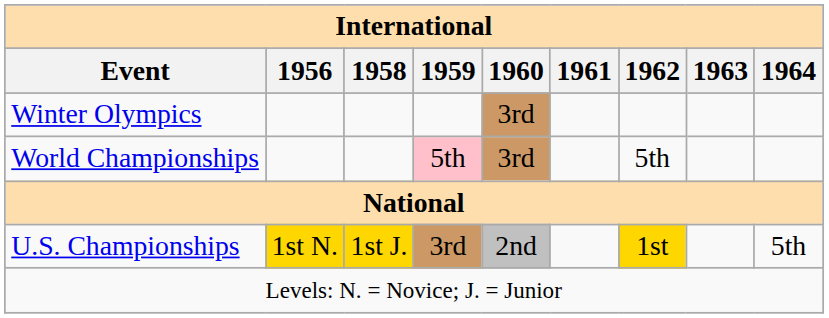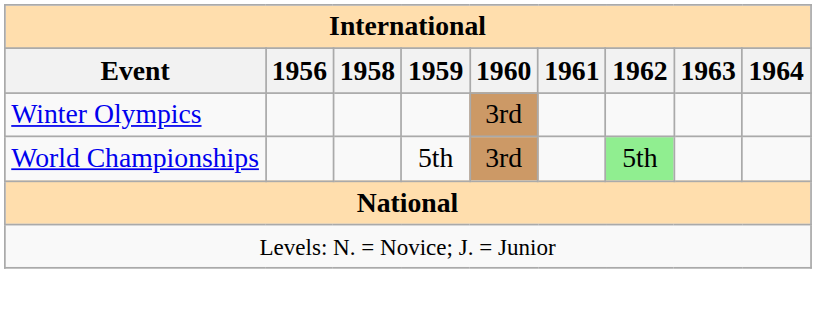(448, 158) pink background -> (436, 158) no background
(652, 158) no background -> (640, 158) lightgreen background
- row: (125, 245)
